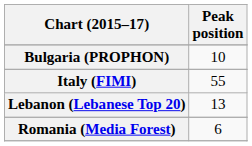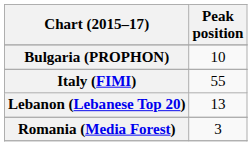(218, 128) 6 -> (218, 128) 3
